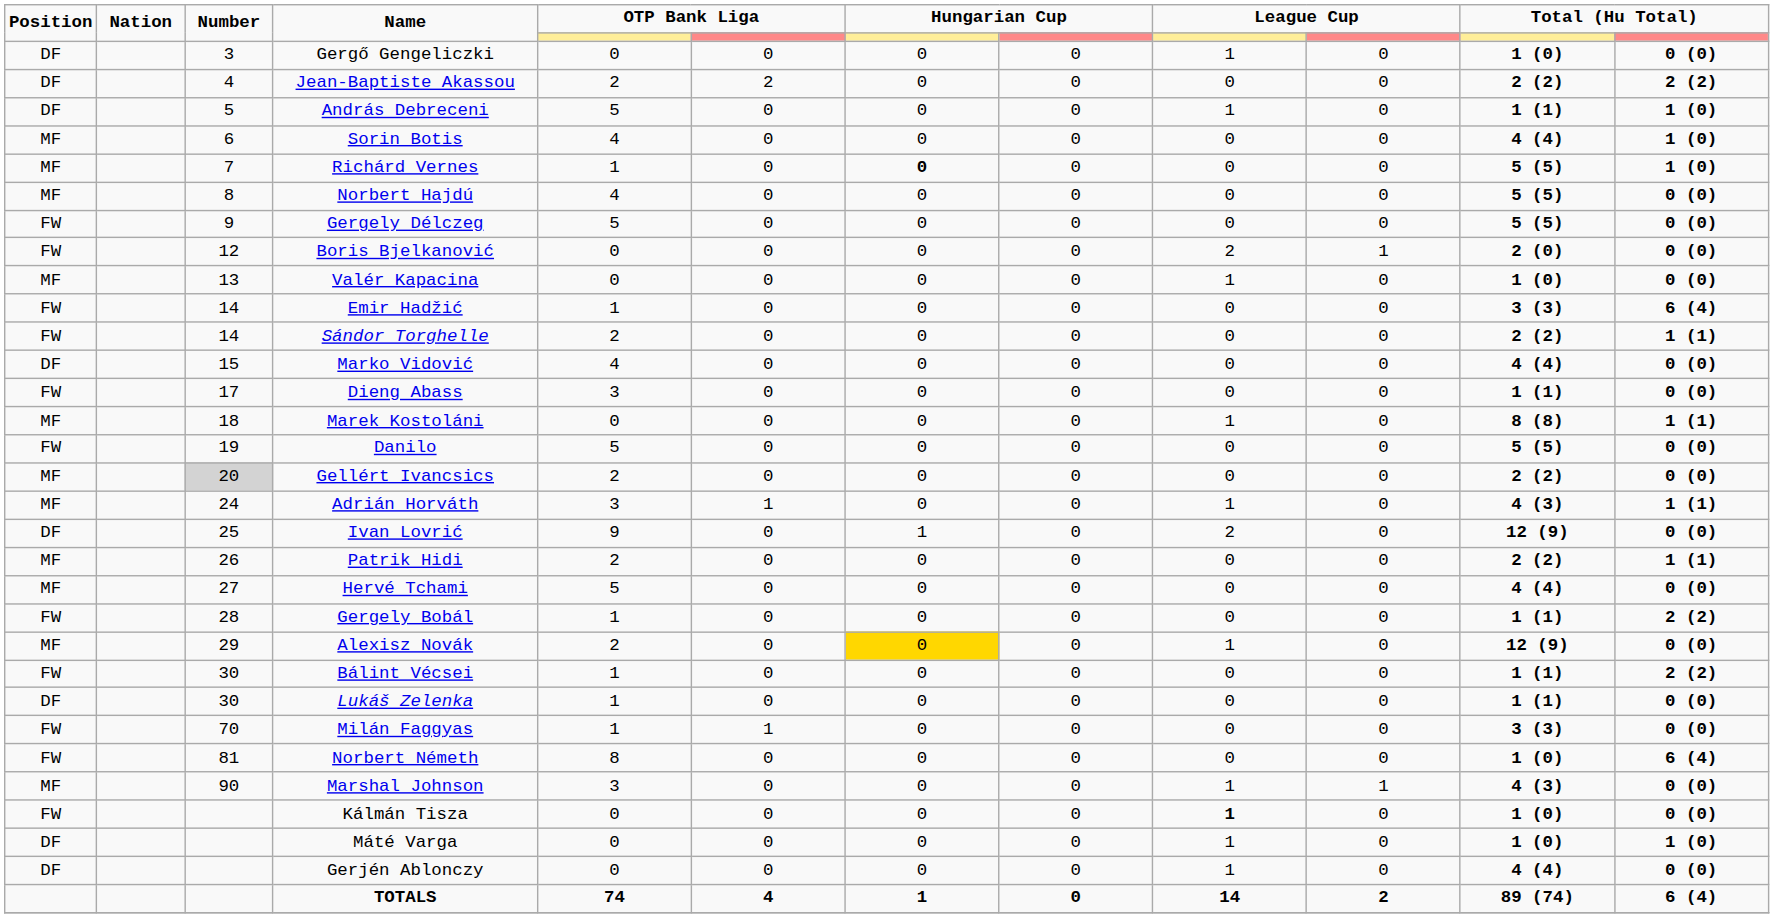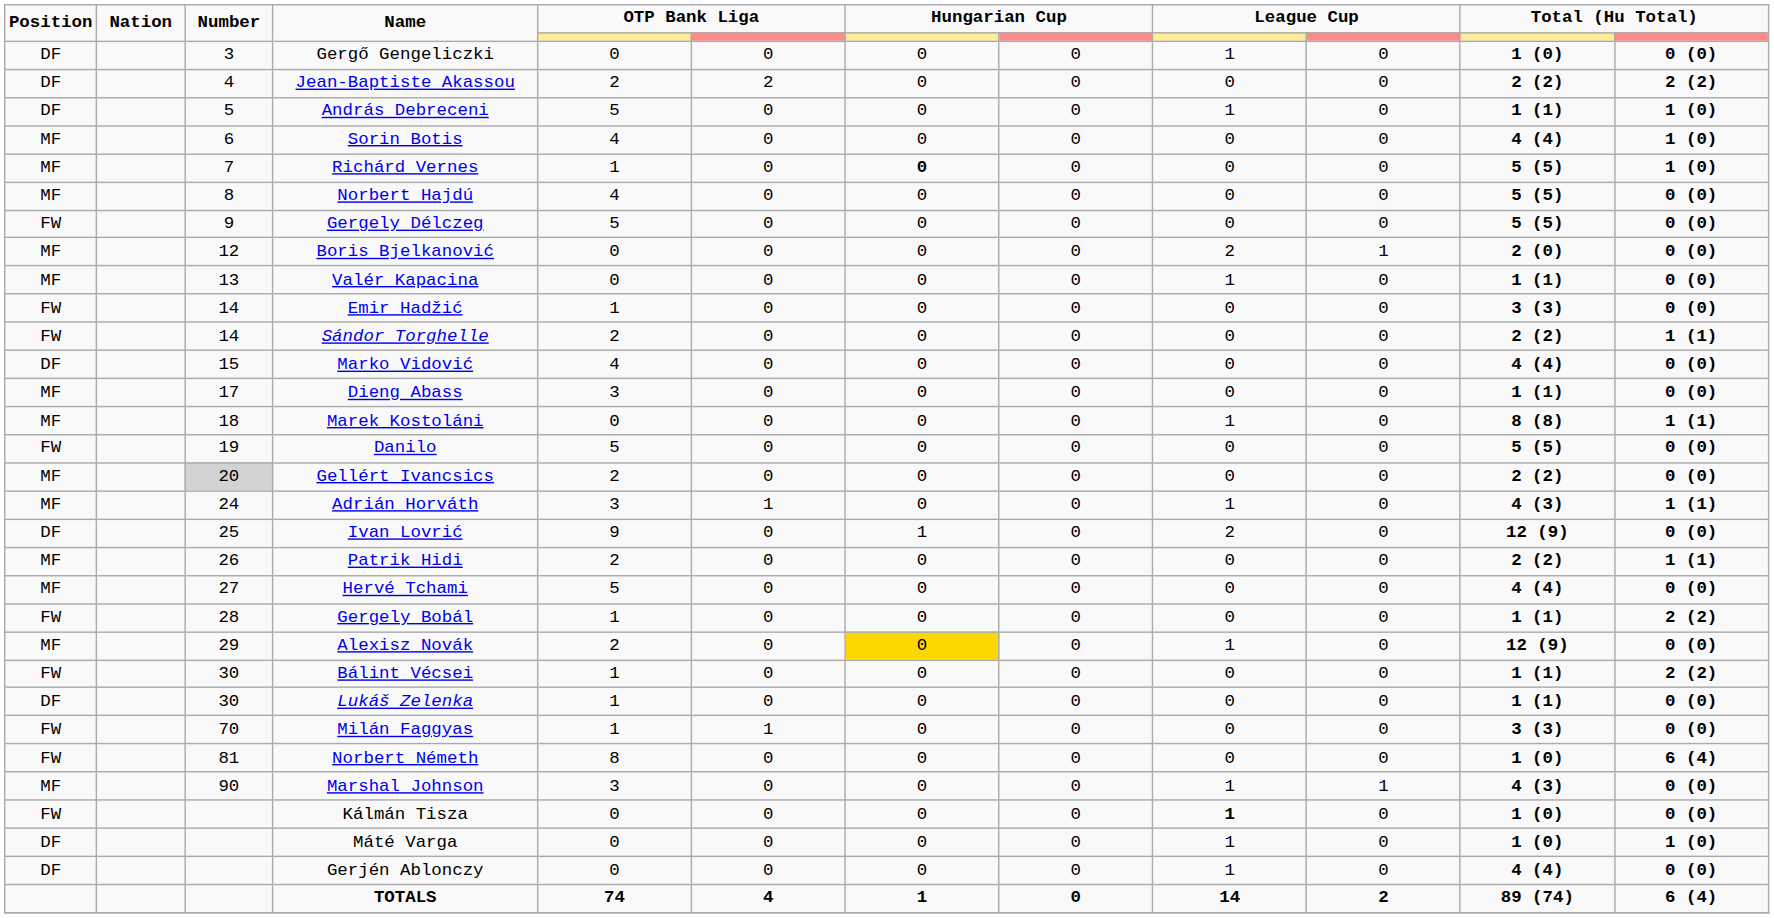(51, 252) FW -> (51, 252) MF
(1537, 280) 1 (0) -> (1537, 280) 1 (1)
(1691, 309) 6 (4) -> (1691, 309) 0 (0)
(51, 393) FW -> (51, 393) MF
